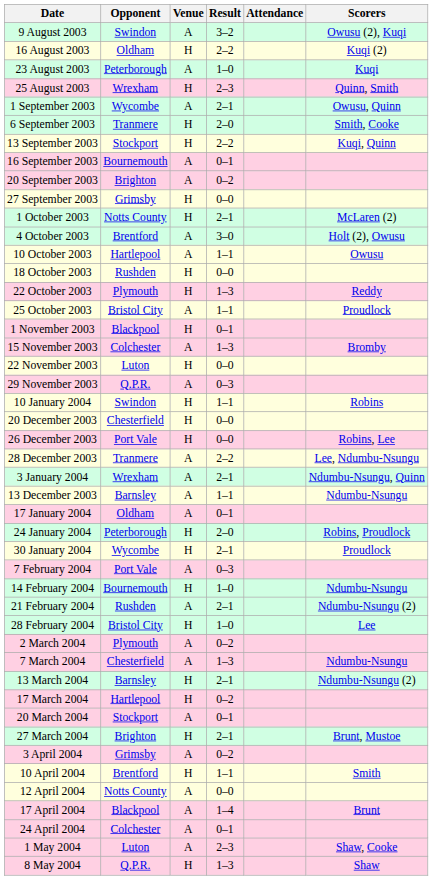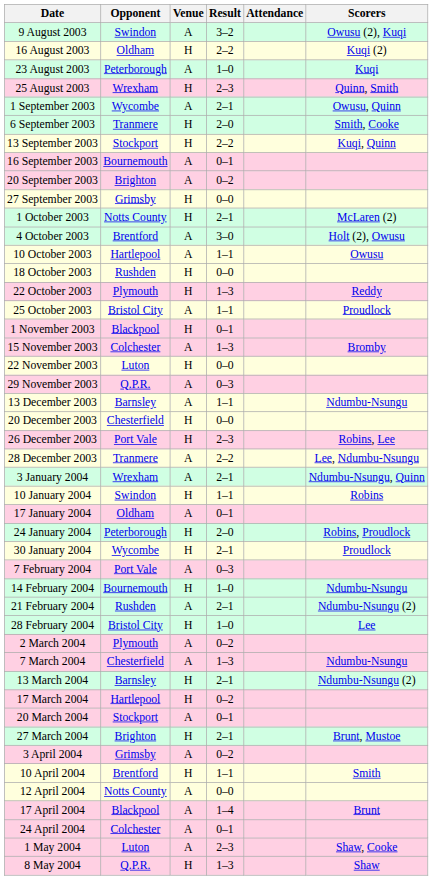rows swapped: (52, 495) <-> (52, 402)
(225, 439) 0–0 -> (225, 439) 2–3
